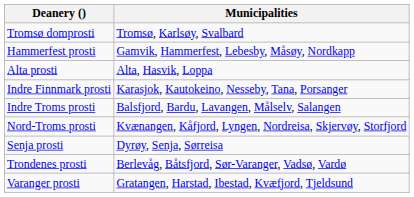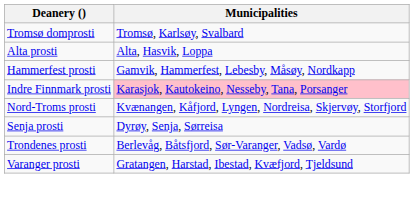rows swapped: (32, 70) <-> (51, 51)
(232, 88) no background -> (232, 88) pink background
- row: (51, 107)
